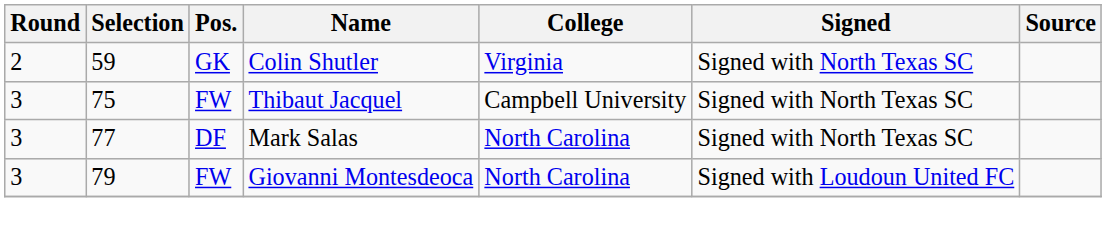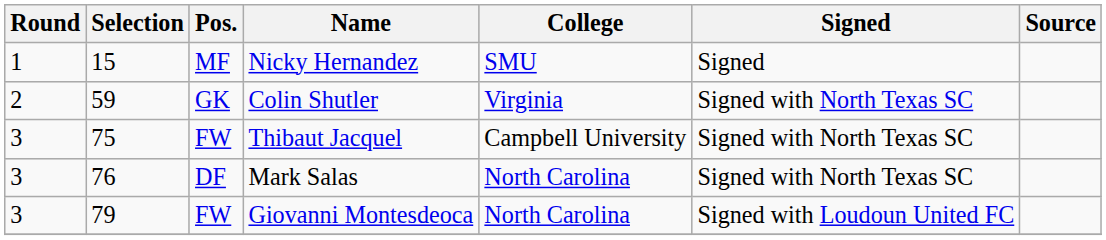+ row: (333, 61)
(103, 138) 77 -> (103, 176) 76
